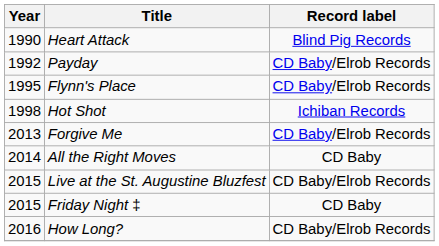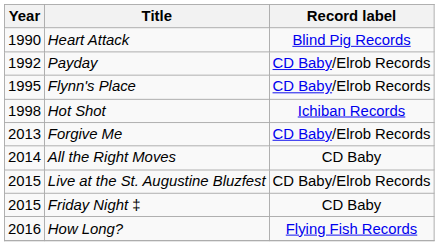(352, 228) CD Baby/Elrob Records -> (352, 228) Flying Fish Records
